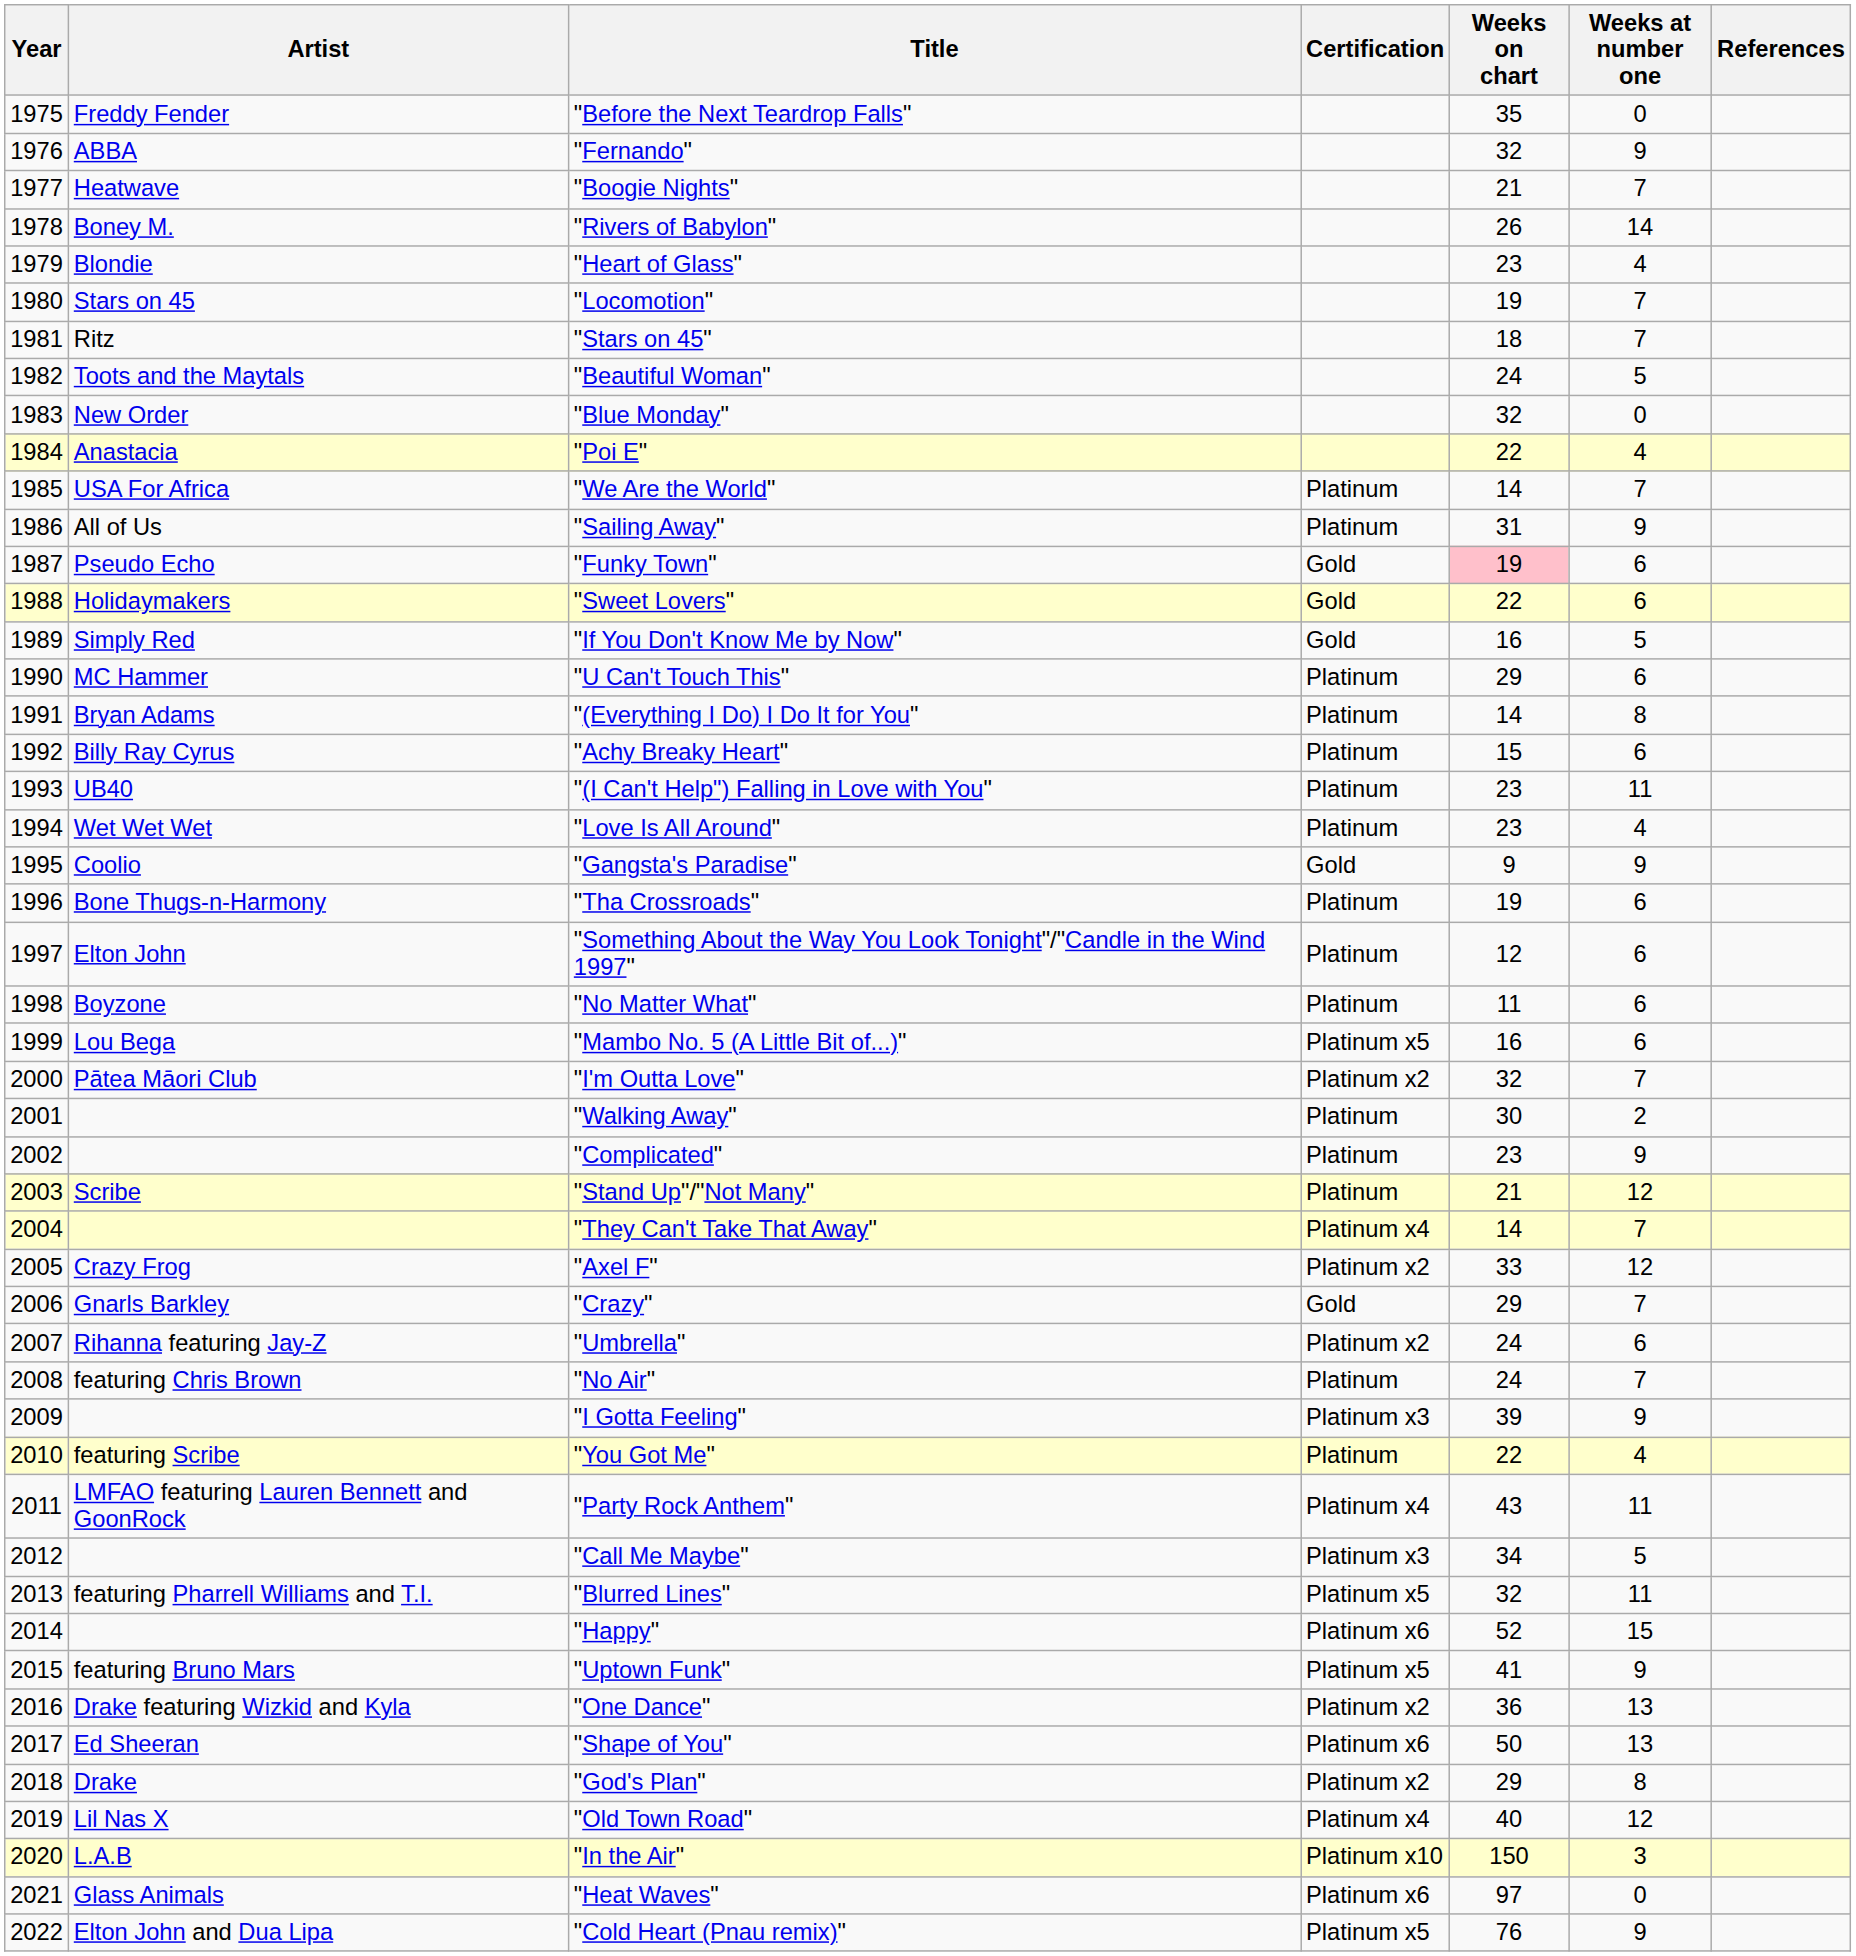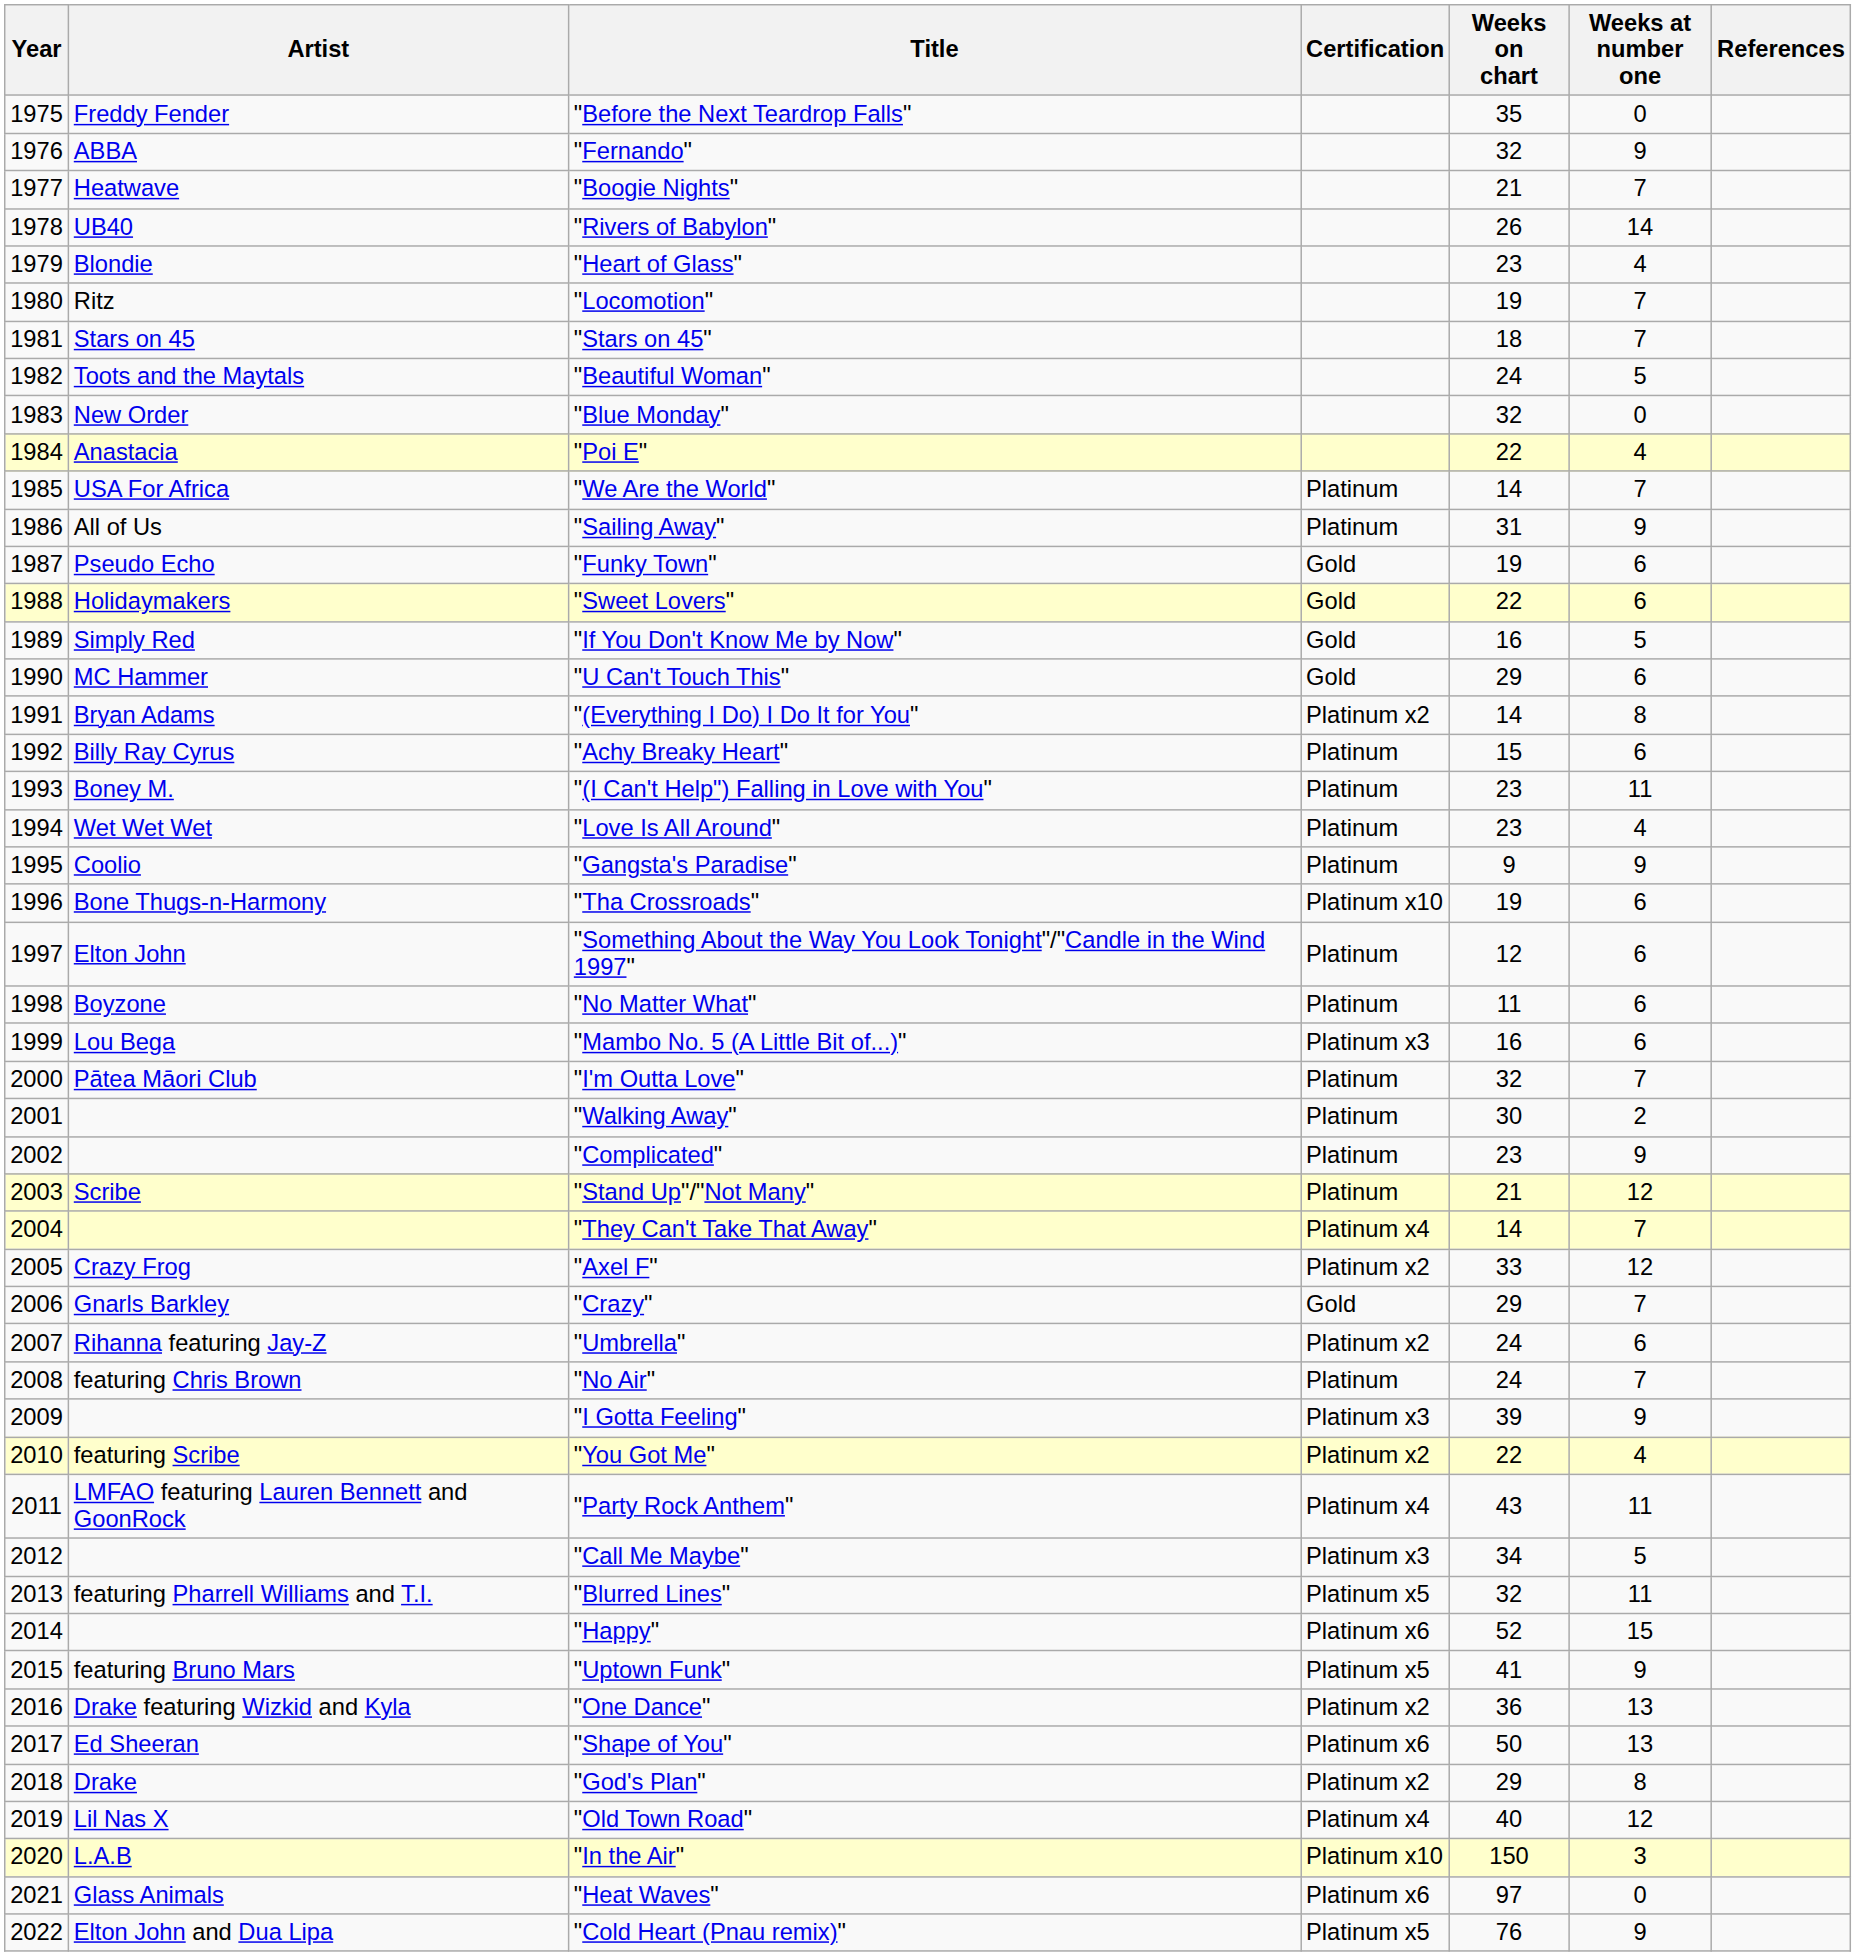(124, 226) Boney M. -> (103, 226) UB40
(134, 301) Stars on 45 -> (94, 301) Ritz
(94, 339) Ritz -> (134, 339) Stars on 45
(1509, 564) pink background -> (1509, 564) no background
(1352, 677) Platinum -> (1331, 677) Gold
(1352, 714) Platinum -> (1368, 714) Platinum x2
(103, 790) UB40 -> (124, 790) Boney M.
(1331, 865) Gold -> (1352, 865) Platinum
(1352, 902) Platinum -> (1375, 902) Platinum x10
(1368, 1042) Platinum x5 -> (1368, 1042) Platinum x3
(1368, 1079) Platinum x2 -> (1352, 1079) Platinum
(1352, 1455) Platinum -> (1368, 1455) Platinum x2
